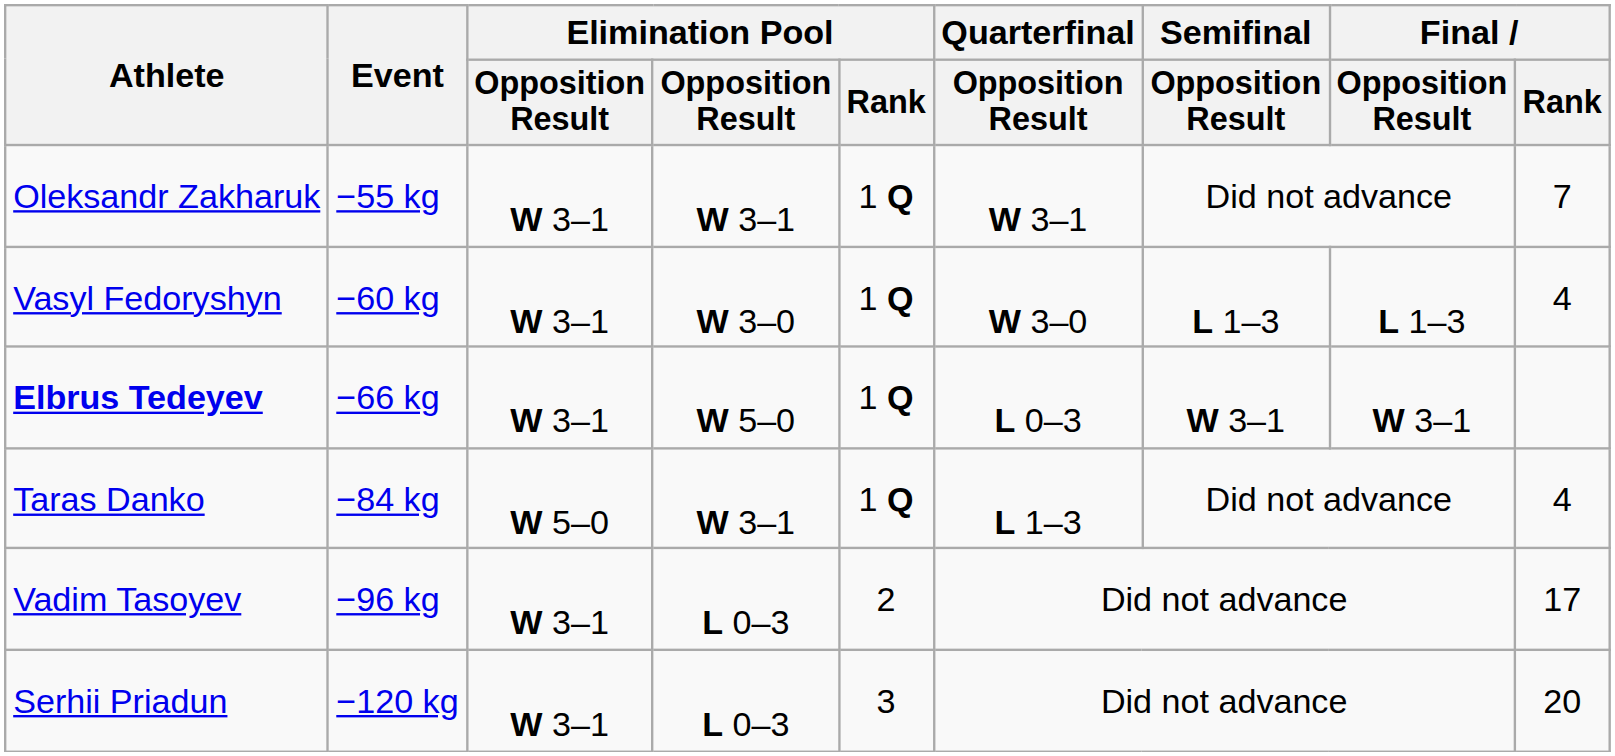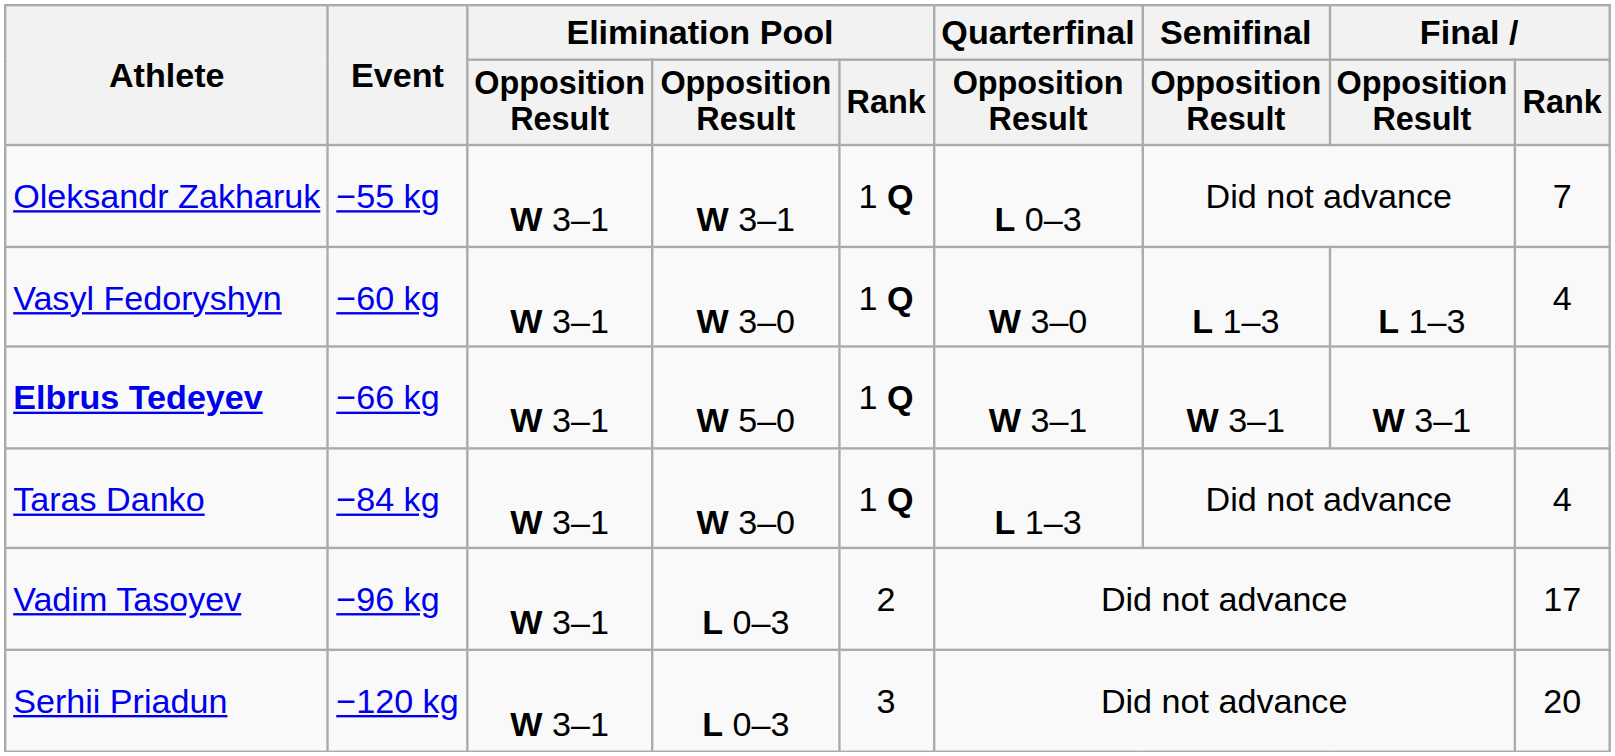(1038, 220) W 3–1 -> (1038, 220) L 0–3
(1038, 421) L 0–3 -> (1038, 421) W 3–1
(560, 522) W 5–0 -> (560, 522) W 3–1
(746, 522) W 3–1 -> (746, 522) W 3–0
